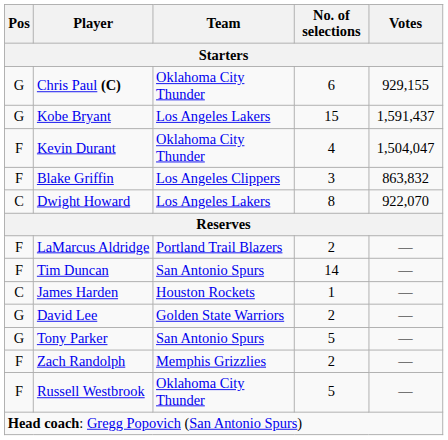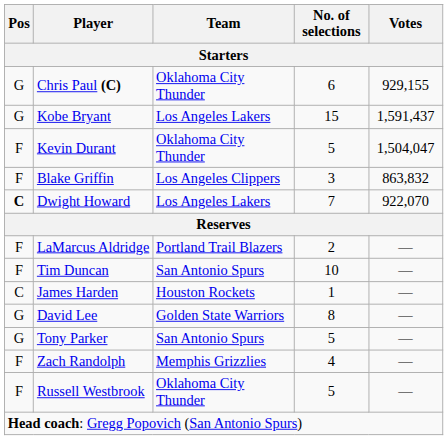(331, 147) 4 -> (331, 147) 5
(19, 201) normal -> (19, 201) bold
(331, 201) 8 -> (331, 201) 7
(331, 270) 14 -> (331, 270) 10
(331, 315) 2 -> (331, 315) 8
(331, 361) 2 -> (331, 361) 4
